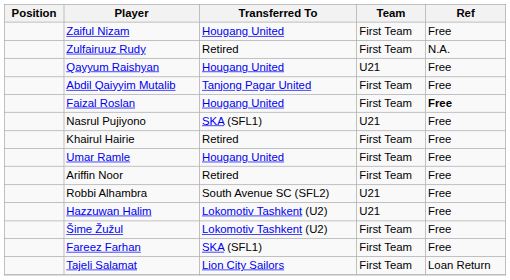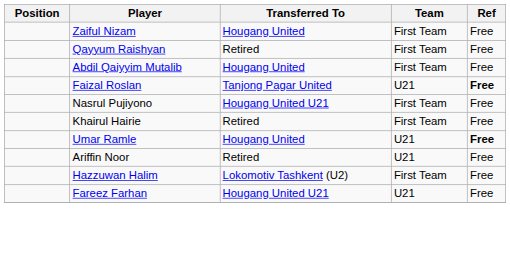- row: (106, 49)
(243, 67) Hougang United -> (241, 49) Retired
(370, 67) U21 -> (420, 49) First Team
(257, 85) Tanjong Pagar United -> (264, 67) Hougang United
(243, 103) Hougang United -> (277, 85) Tanjong Pagar United
(386, 103) First Team -> (404, 85) U21
(232, 121) SKA (SFL1) -> (276, 103) Hougang United U21
(370, 121) U21 -> (420, 103) First Team
(386, 157) First Team -> (404, 139) U21
(440, 157) normal -> (482, 139) bold
(386, 175) First Team -> (404, 157) U21
- row: (107, 193)
(370, 211) U21 -> (420, 175) First Team
- row: (95, 229)
(232, 247) SKA (SFL1) -> (276, 193) Hougang United U21
(386, 247) First Team -> (404, 193) U21
- row: (102, 265)
